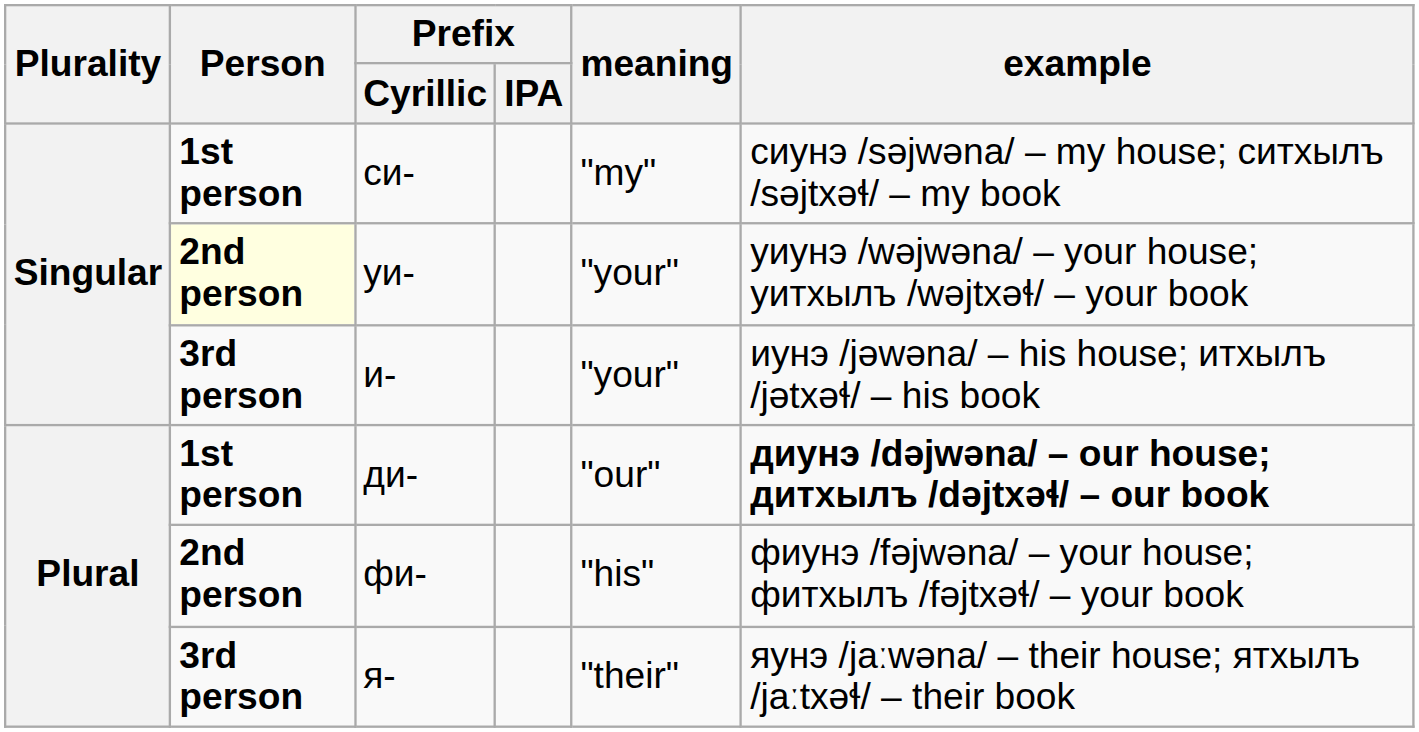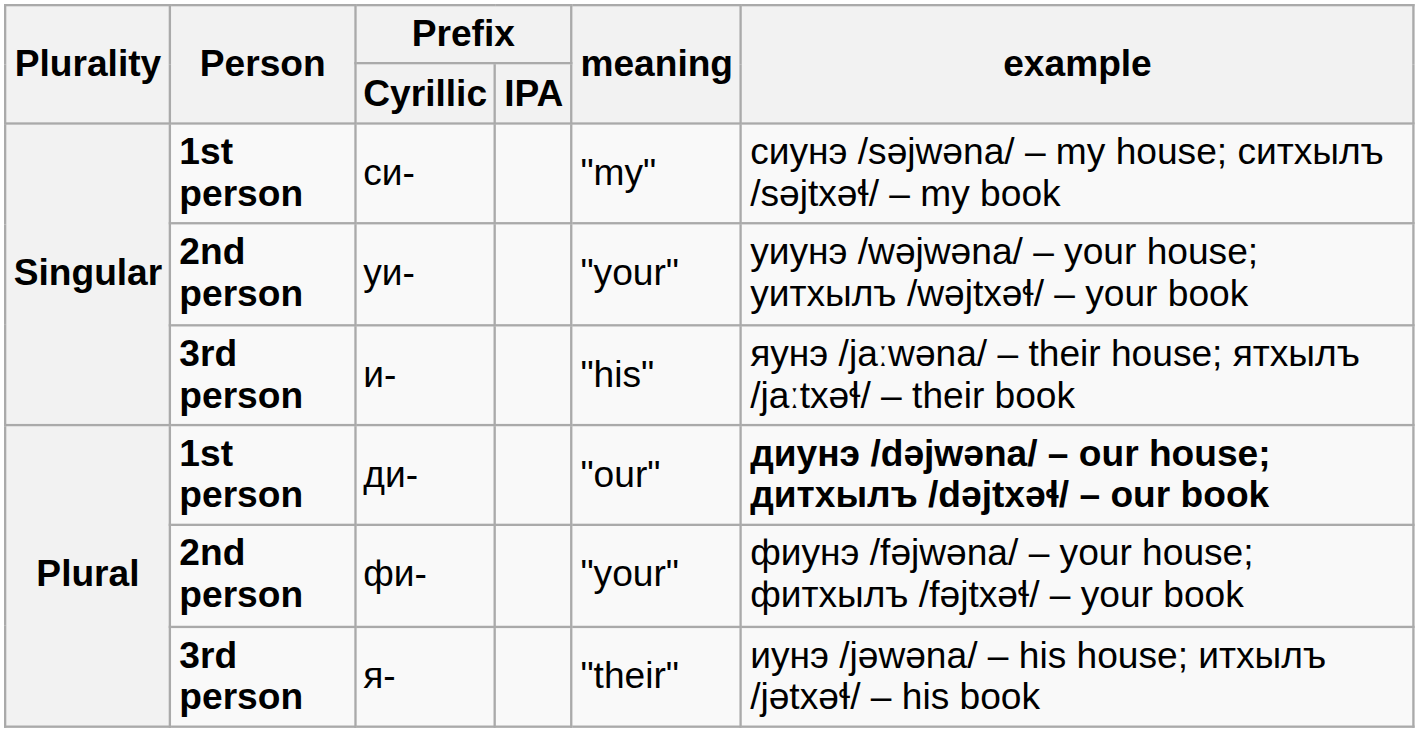(241, 273) lightyellow background -> (241, 273) no background
(630, 373) "your" -> (617, 373) "his"
(1038, 373) иунэ /jəwəna/ – his house; итхылъ /jətxəɬ/ – his book -> (1055, 373) яунэ /jaːwəna/ – their house; ятхылъ /jaːtxəɬ/ – their book
(617, 575) "his" -> (630, 575) "your"
(1055, 675) яунэ /jaːwəna/ – their house; ятхылъ /jaːtxəɬ/ – their book -> (1038, 675) иунэ /jəwəna/ – his house; итхылъ /jətxəɬ/ – his book
